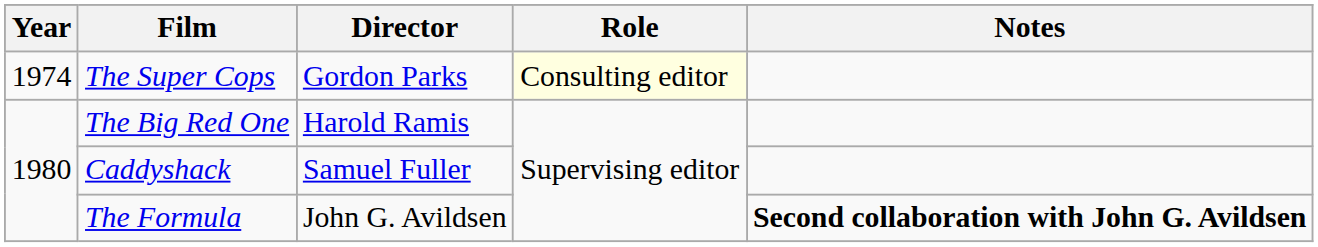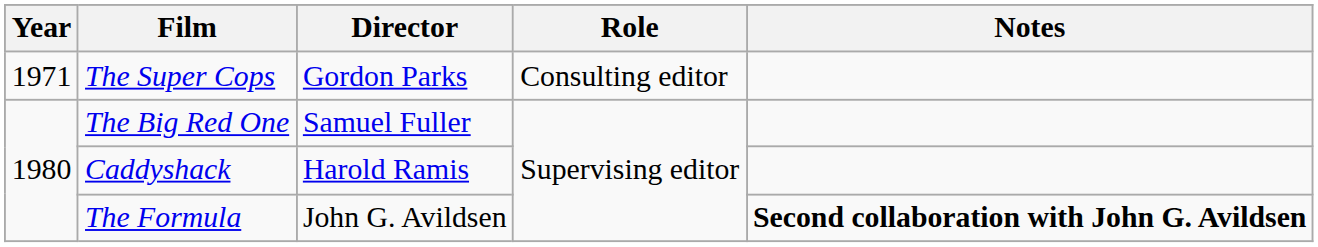(42, 75) 1974 -> (42, 75) 1971
(624, 75) lightyellow background -> (624, 75) no background
(386, 122) Harold Ramis -> (387, 122) Samuel Fuller
(387, 169) Samuel Fuller -> (386, 169) Harold Ramis
